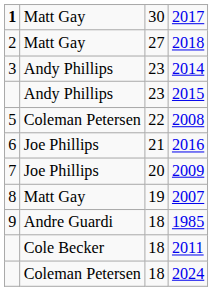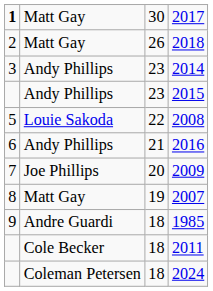(156, 42) 27 -> (156, 42) 26
(82, 119) Coleman Petersen -> (68, 119) Louie Sakoda
(61, 145) Joe Phillips -> (68, 145) Andy Phillips
